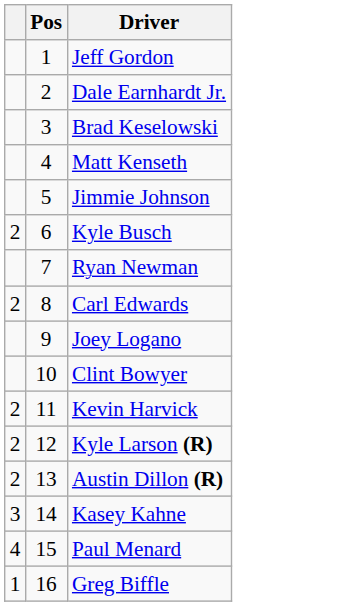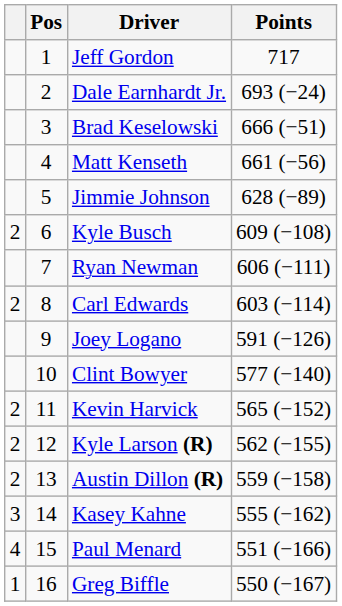+ column: (284, 22)
